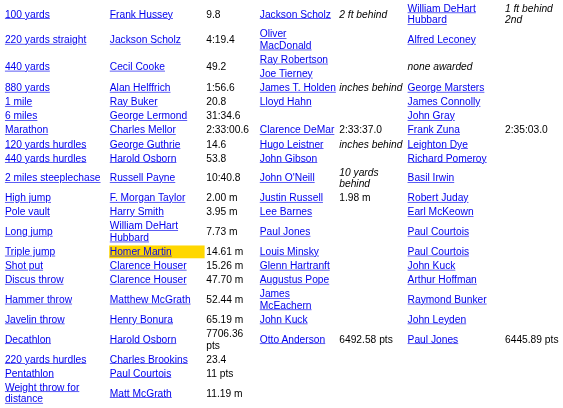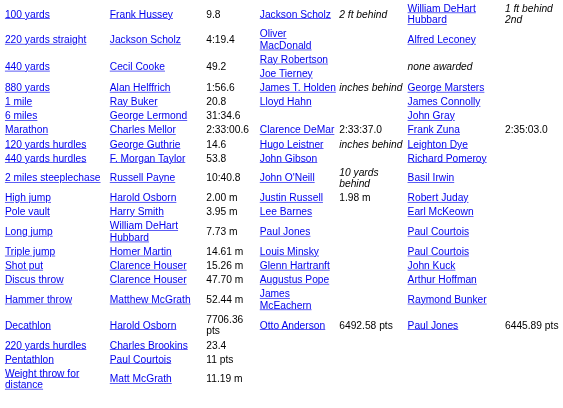(143, 158) Harold Osborn -> (148, 158) F. Morgan Taylor
(148, 198) F. Morgan Taylor -> (143, 198) Harold Osborn
(141, 252) gold background -> (141, 252) no background
- row: (35, 319)
